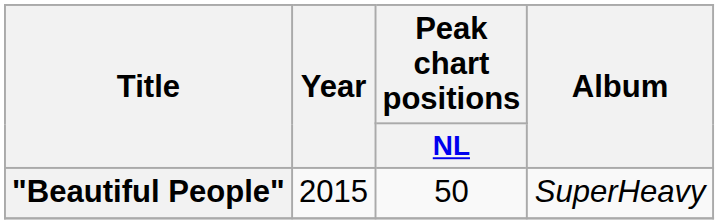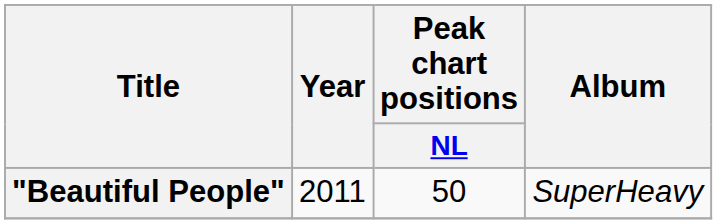(334, 192) 2015 -> (332, 192) 2011
